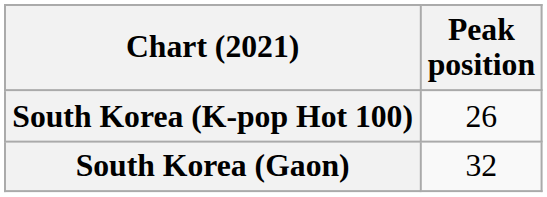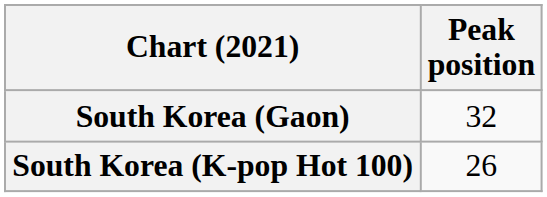rows swapped: (213, 165) <-> (213, 115)
